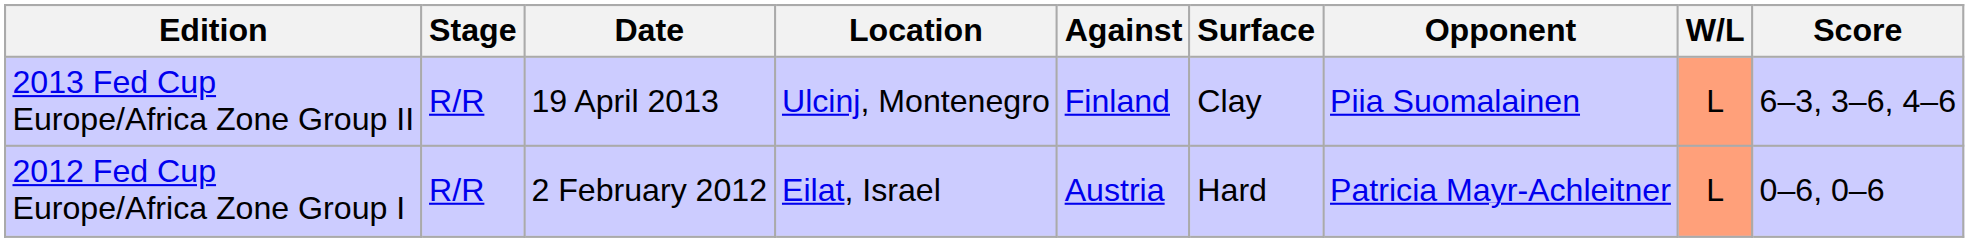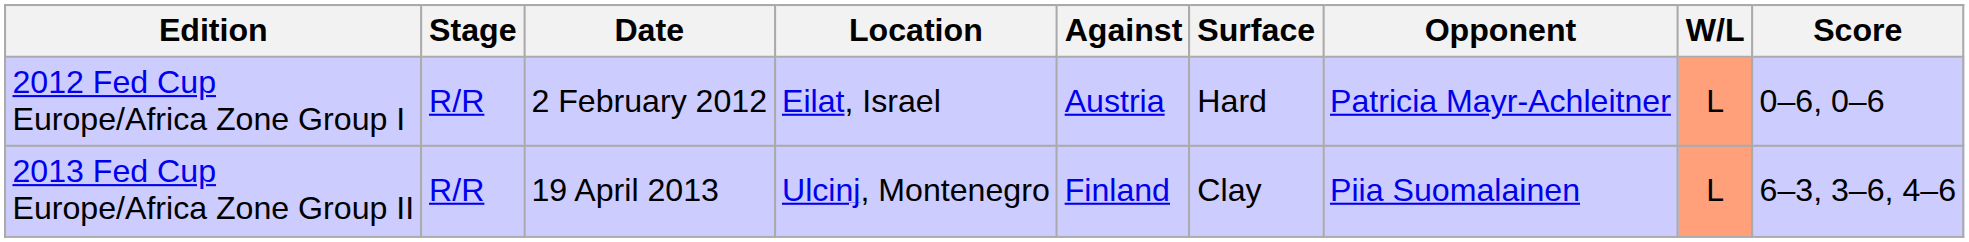rows swapped: (209, 190) <-> (213, 100)
